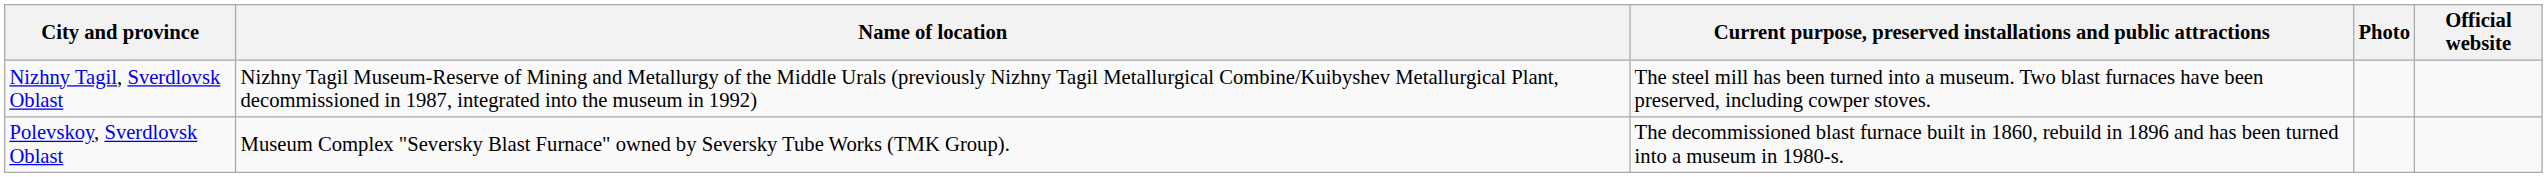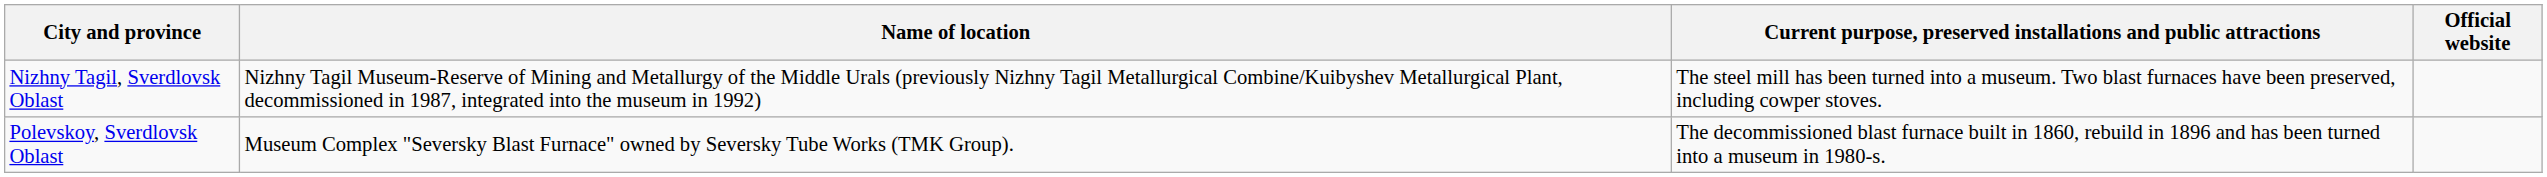- column: (2384, 32)
